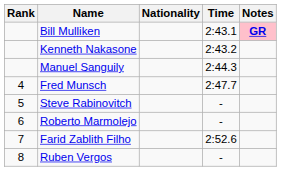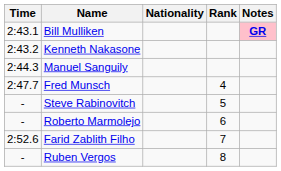columns swapped: (21, 13) <-> (221, 13)
